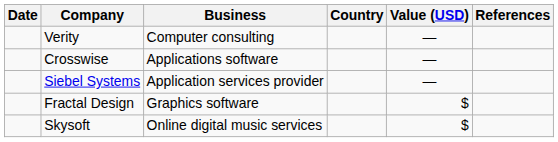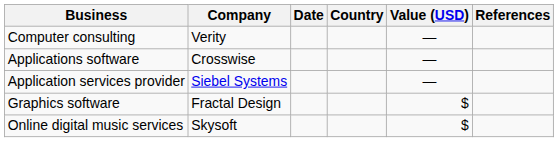columns swapped: (23, 15) <-> (235, 15)
